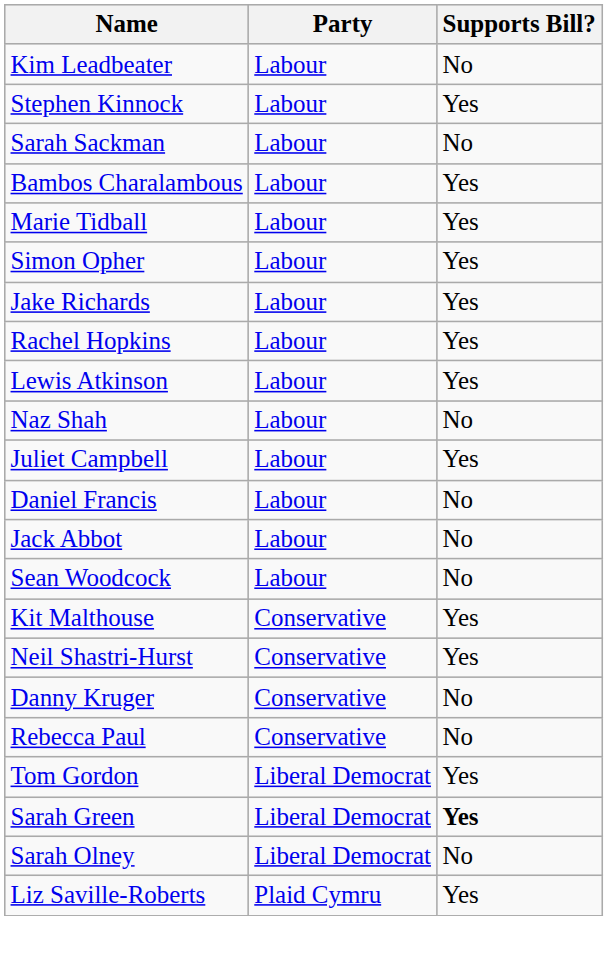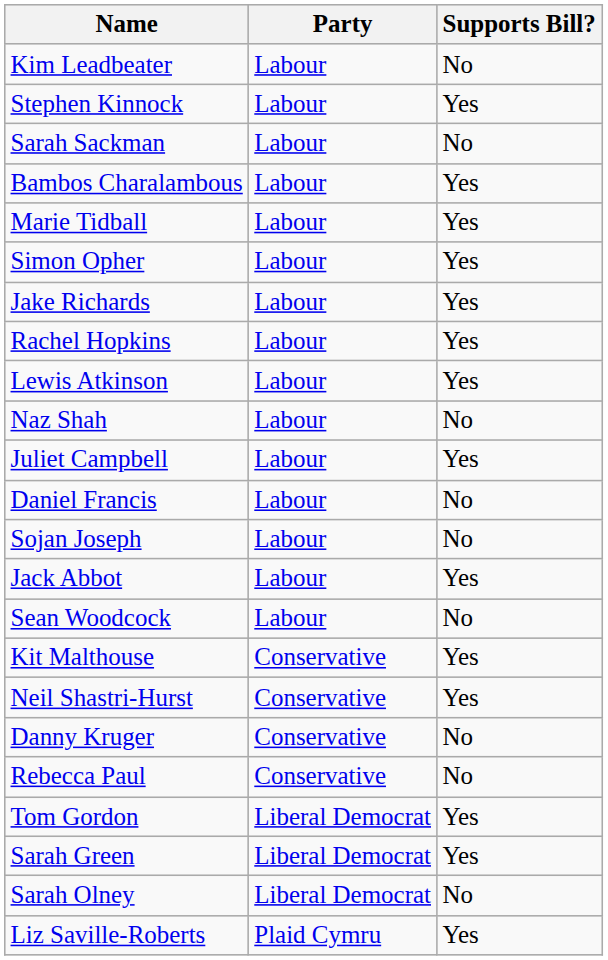+ row: (76, 538)
(458, 538) No -> (461, 578) Yes
(461, 815) bold -> (461, 855) normal
